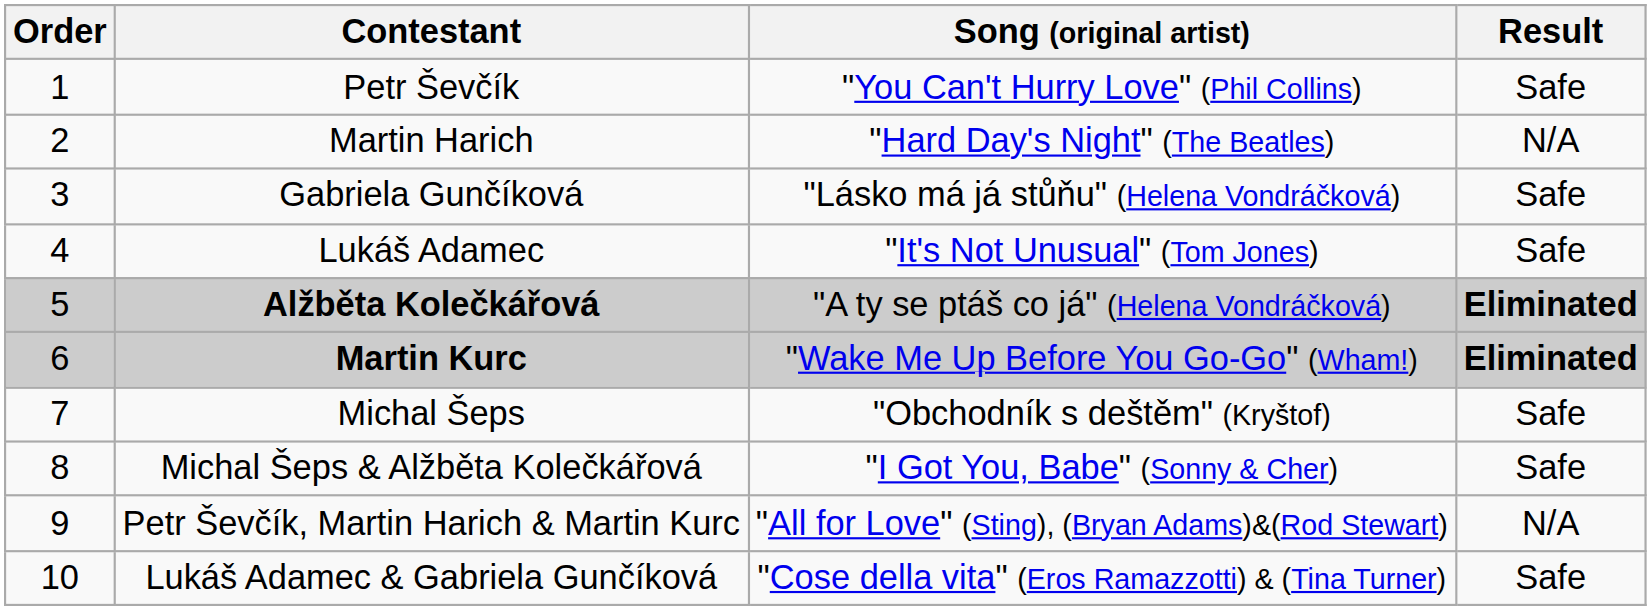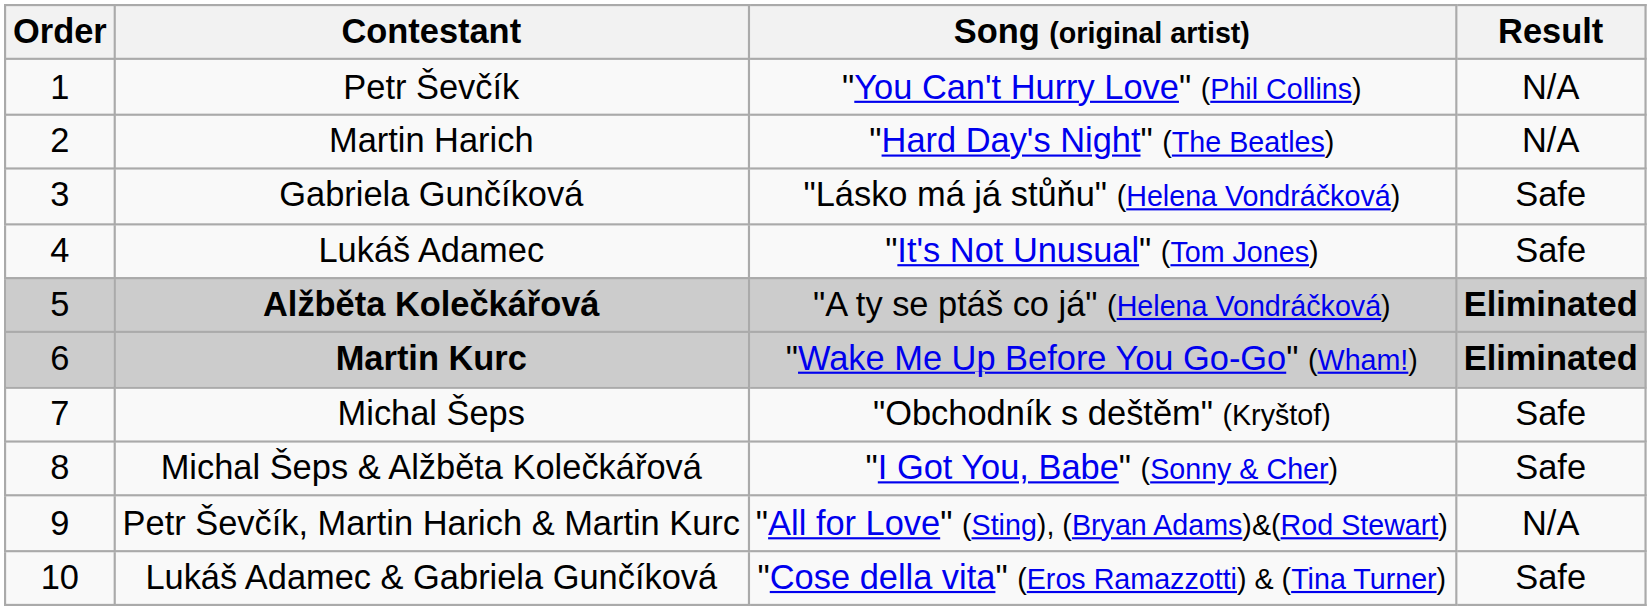(1551, 86) Safe -> (1551, 86) N/A
